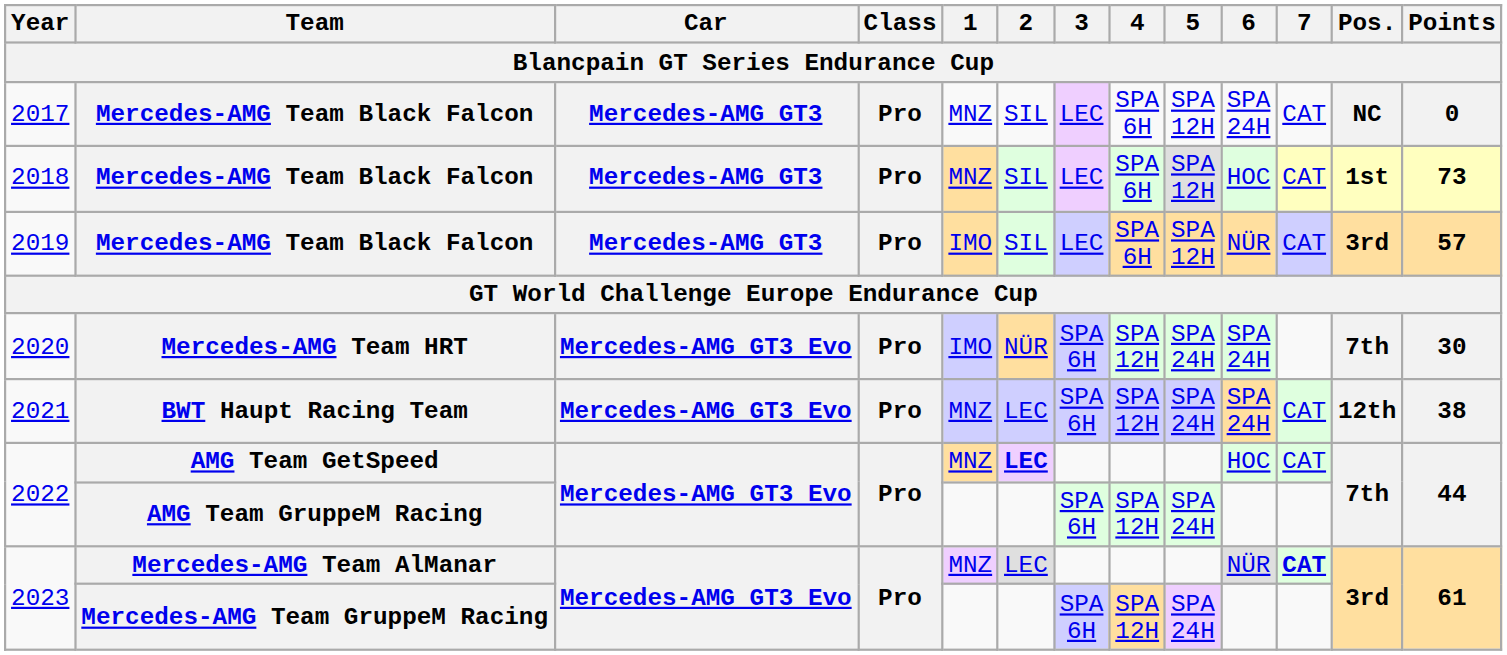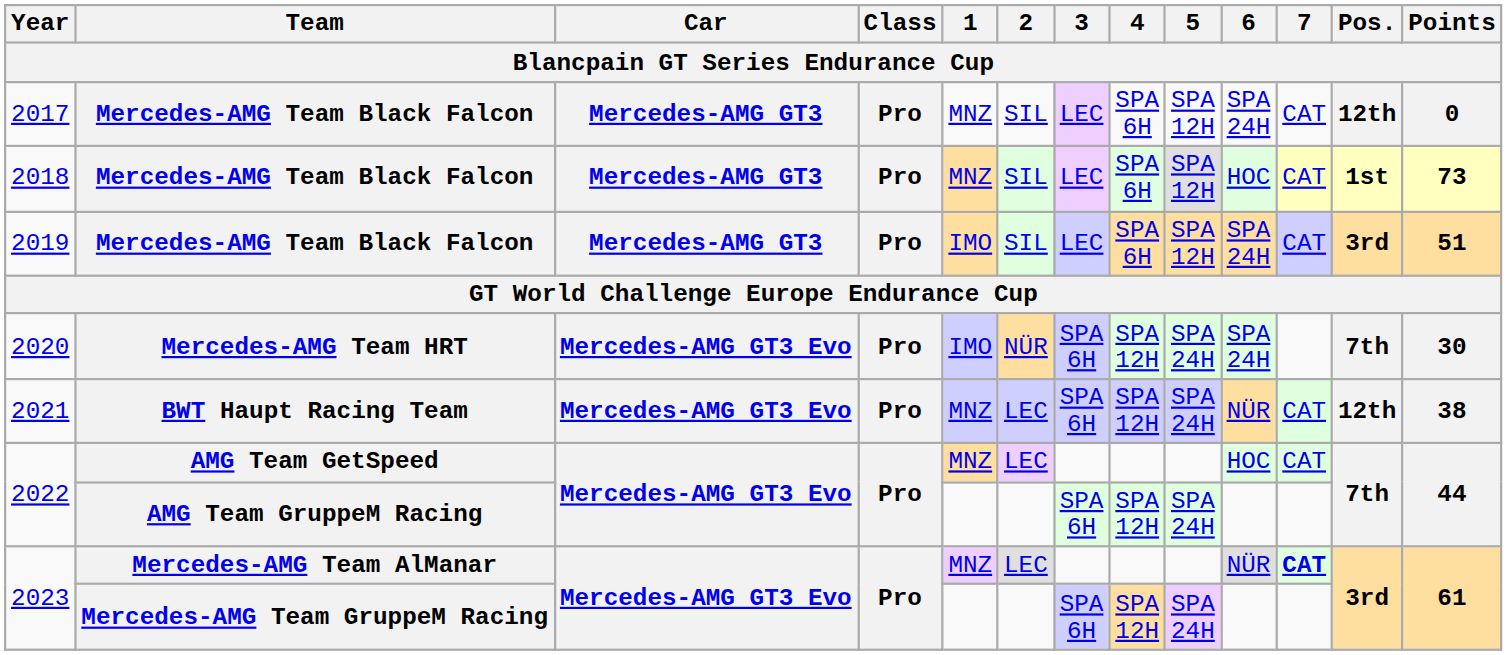(1367, 114) NC -> (1367, 114) 12th
(1249, 243) NÜR -> (1249, 243) SPA 24H
(1452, 243) 57 -> (1452, 243) 51
(1249, 411) SPA 24H -> (1249, 411) NÜR
(1026, 463) bold -> (1026, 463) normal
